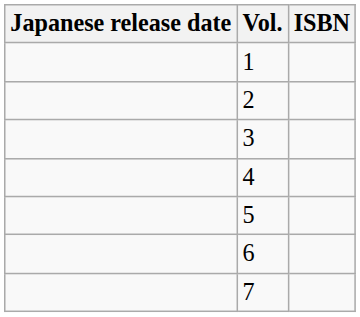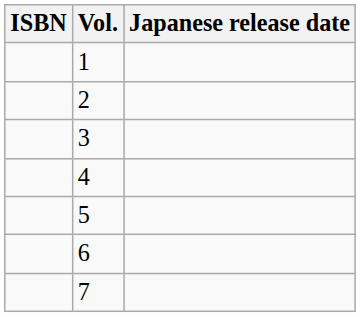columns swapped: (121, 23) <-> (322, 23)
